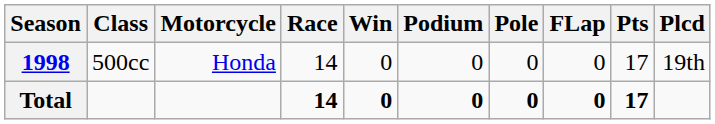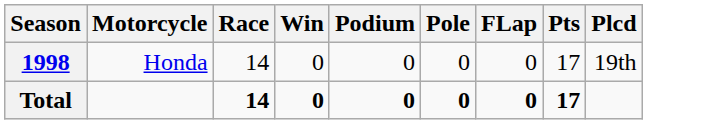- column: (121, 23)
